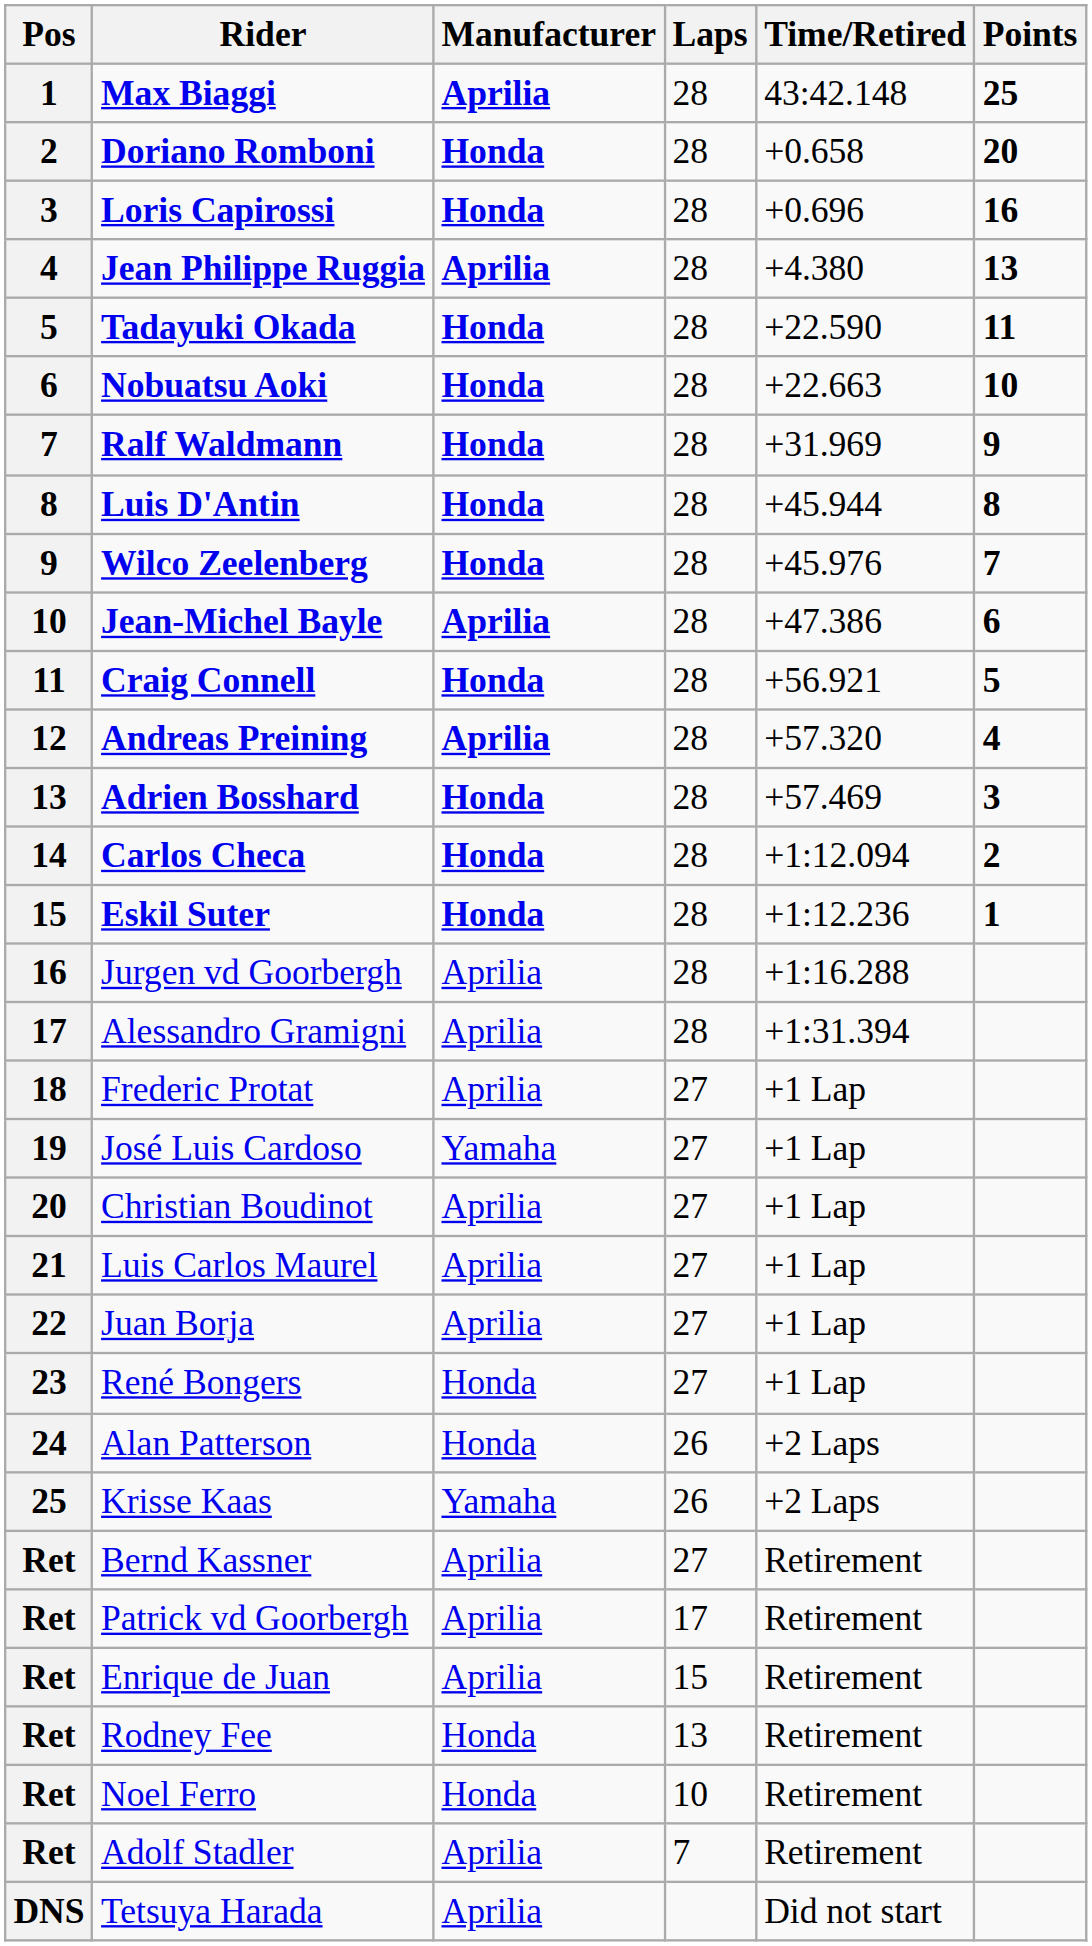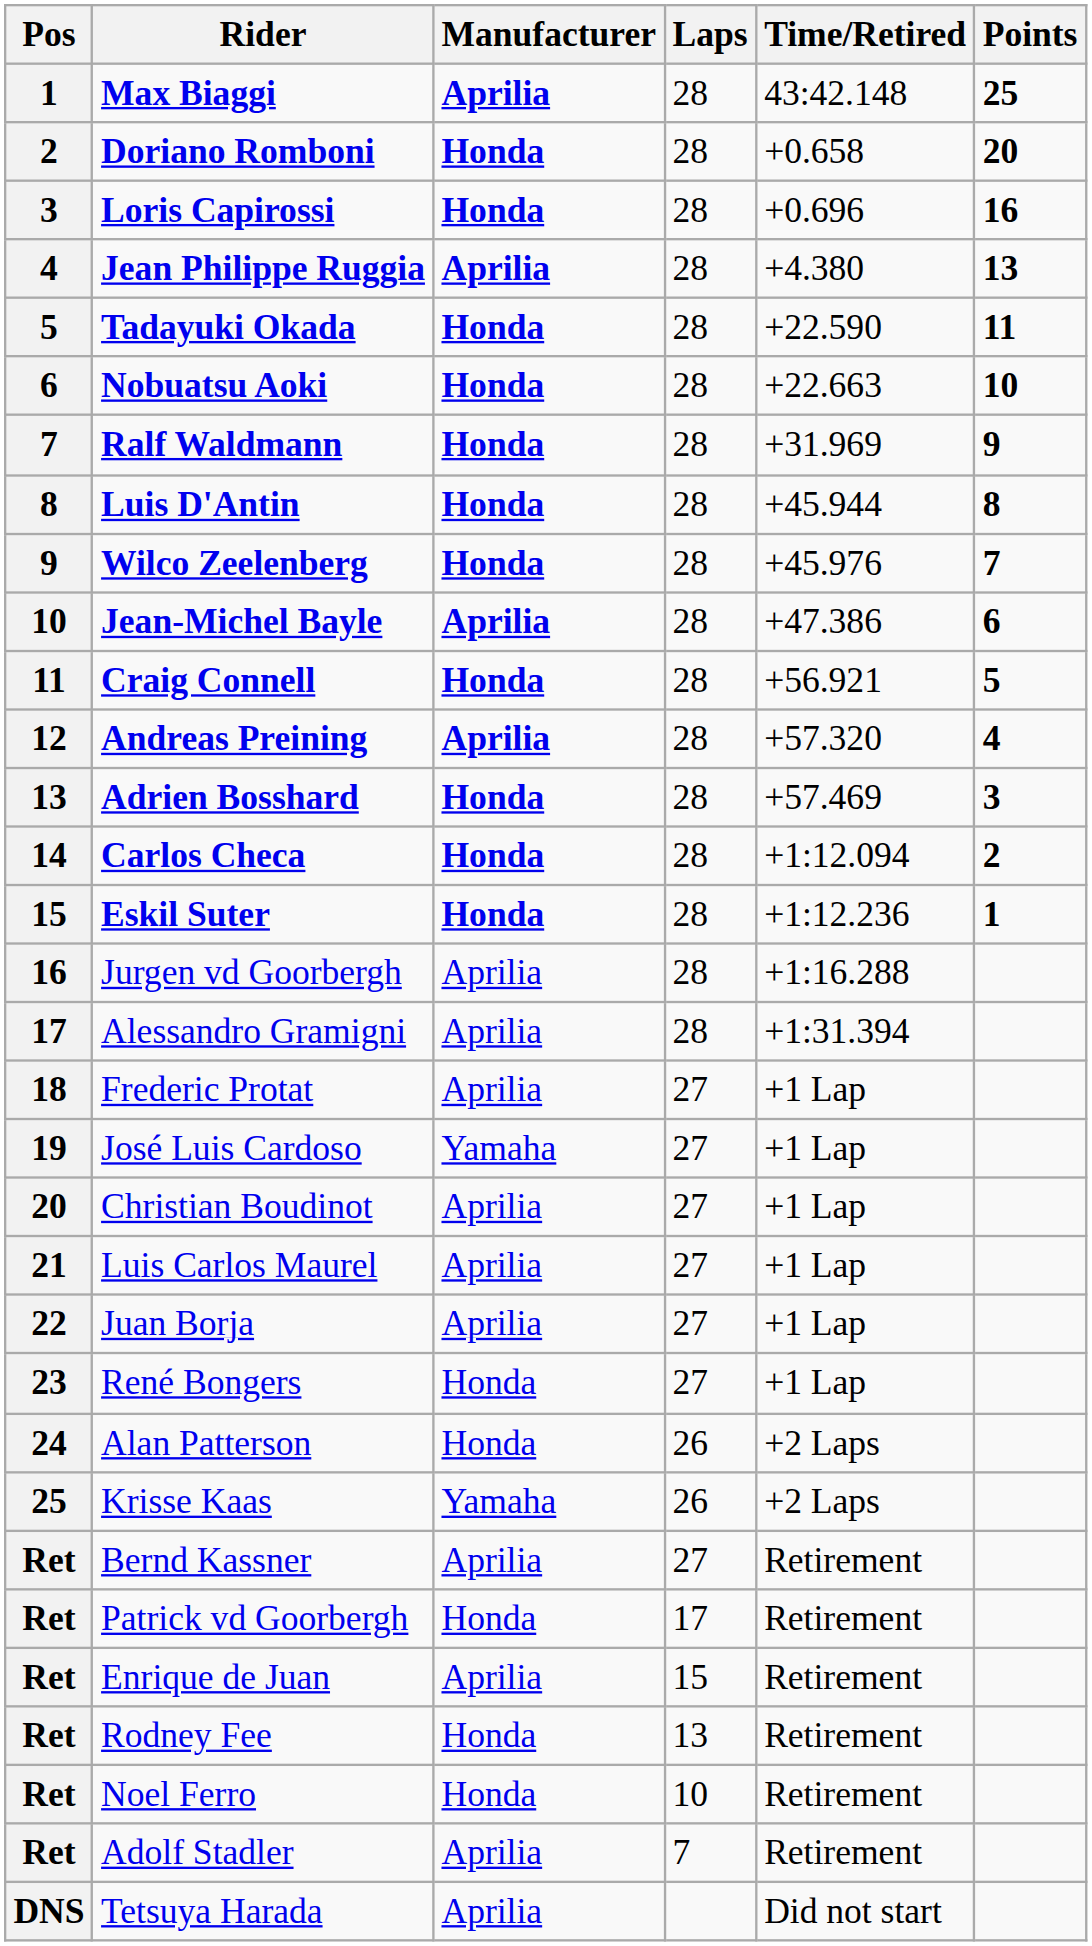(492, 1617) Aprilia -> (489, 1617) Honda
